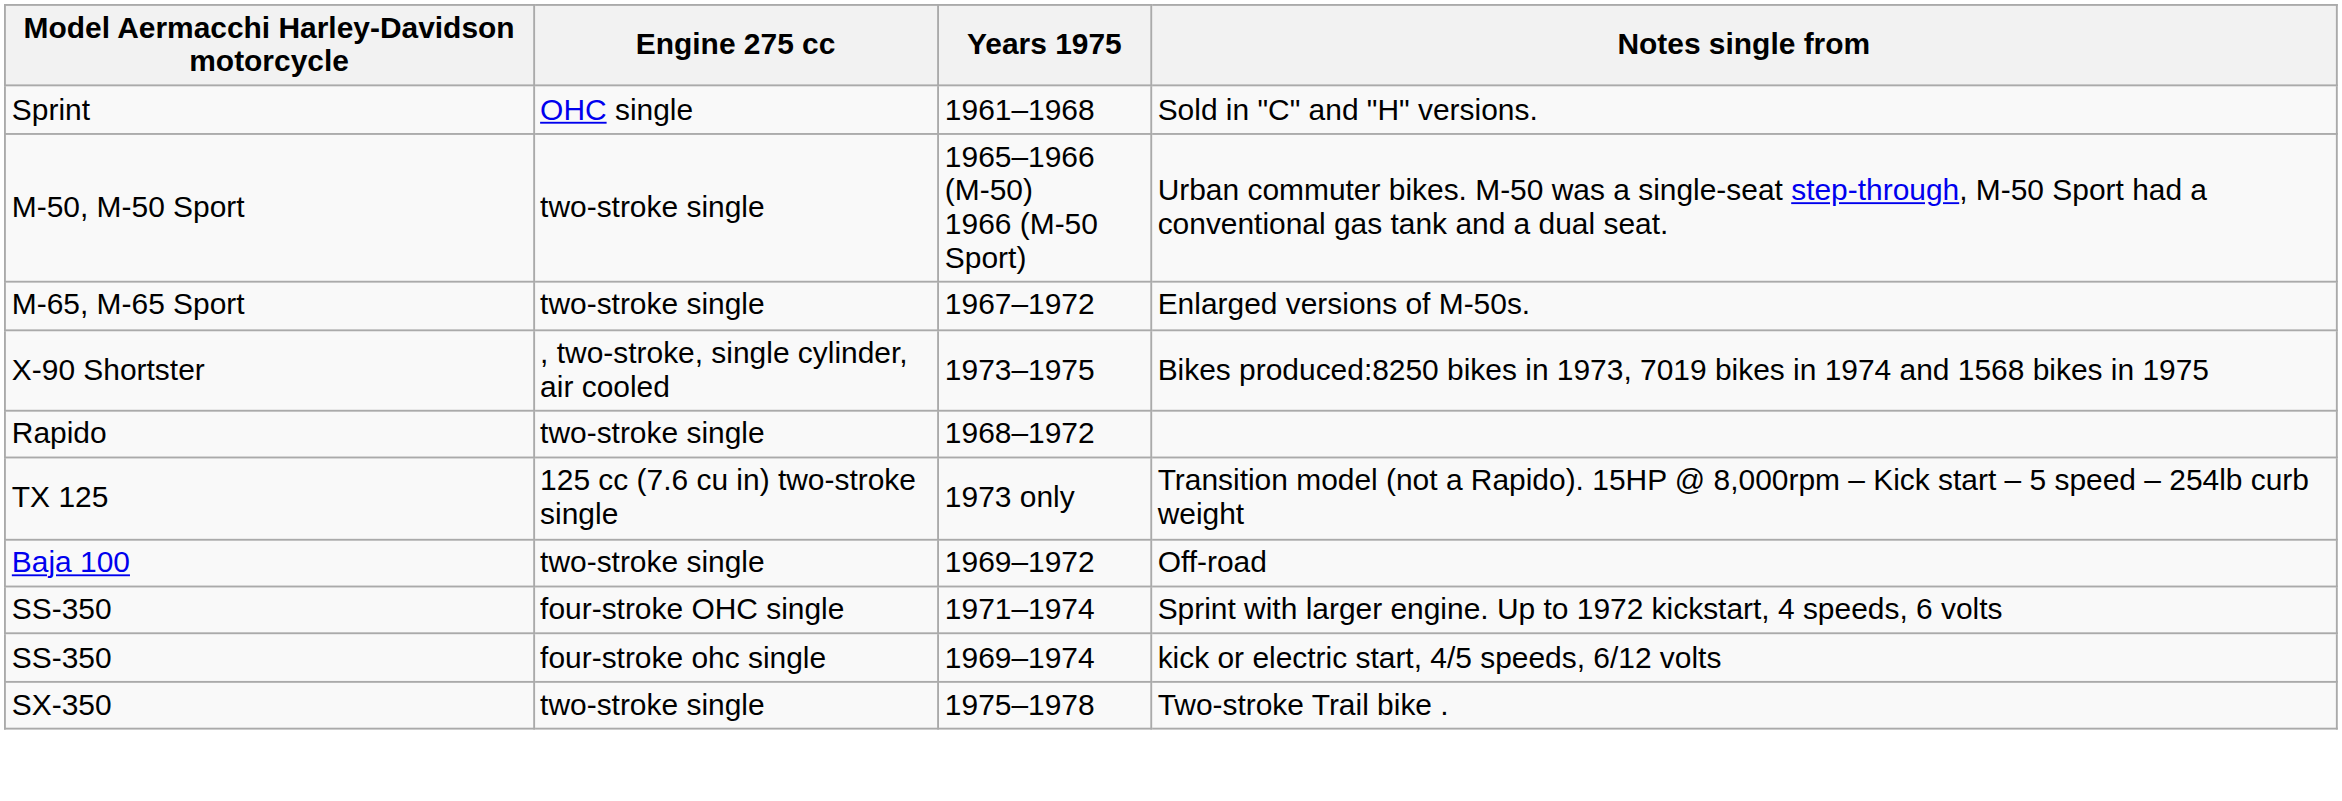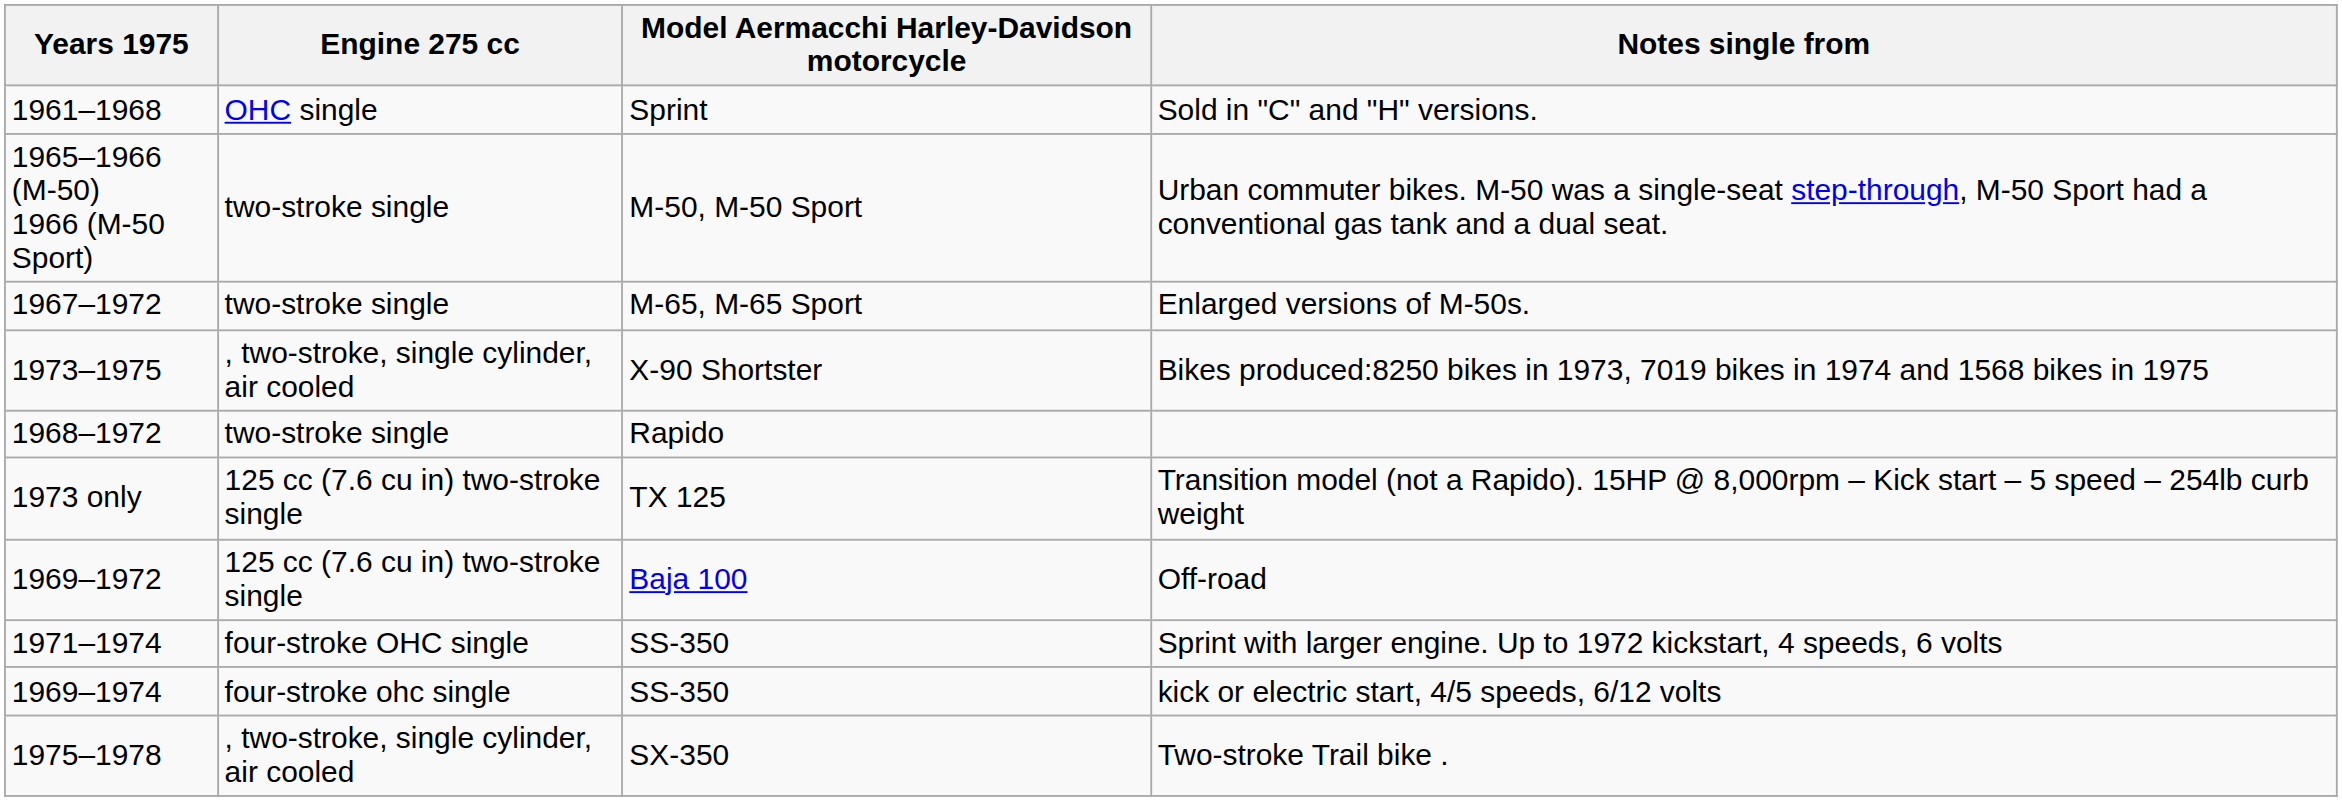columns swapped: (269, 45) <-> (1044, 45)
(652, 562) two-stroke single -> (413, 579) 125 cc (7.6 cu in) two-stroke single
(652, 704) two-stroke single -> (408, 755) , two-stroke, single cylinder, air cooled
